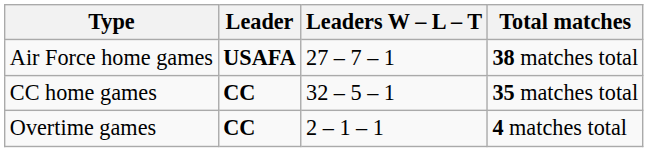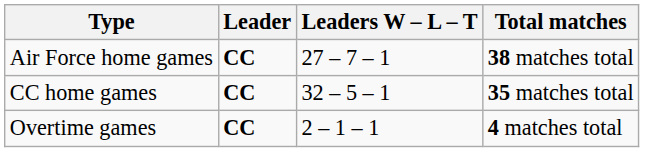(260, 57) USAFA -> (239, 57) CC
